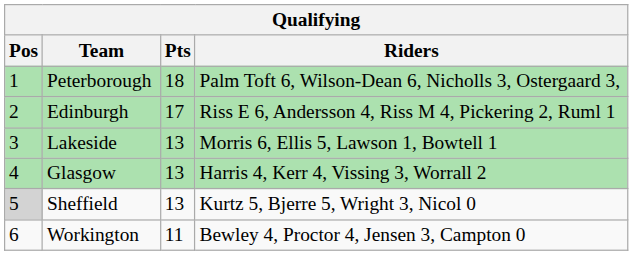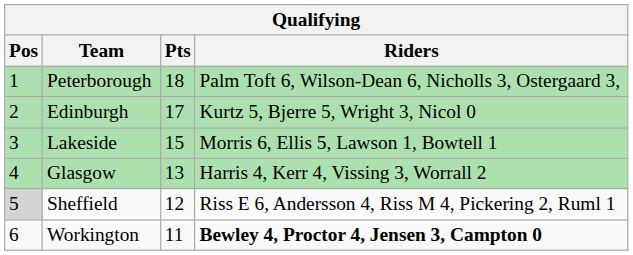(407, 111) Riss E 6, Andersson 4, Riss M 4, Pickering 2, Ruml 1 -> (338, 111) Kurtz 5, Bjerre 5, Wright 3, Nicol 0
(175, 142) 13 -> (175, 142) 15
(175, 204) 13 -> (175, 204) 12
(338, 204) Kurtz 5, Bjerre 5, Wright 3, Nicol 0 -> (407, 204) Riss E 6, Andersson 4, Riss M 4, Pickering 2, Ruml 1
(363, 234) normal -> (371, 234) bold
